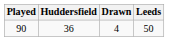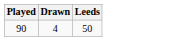- column: (69, 12)
